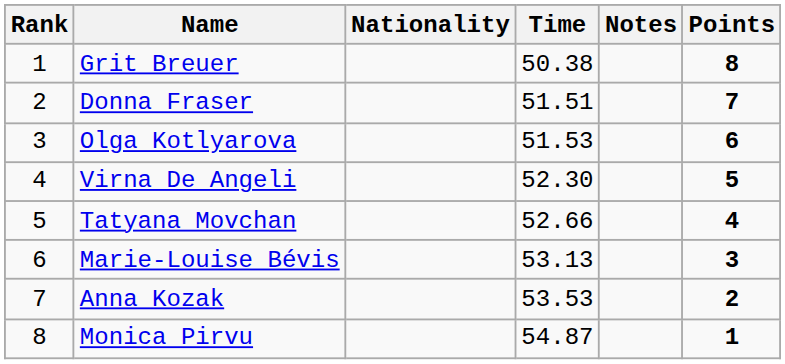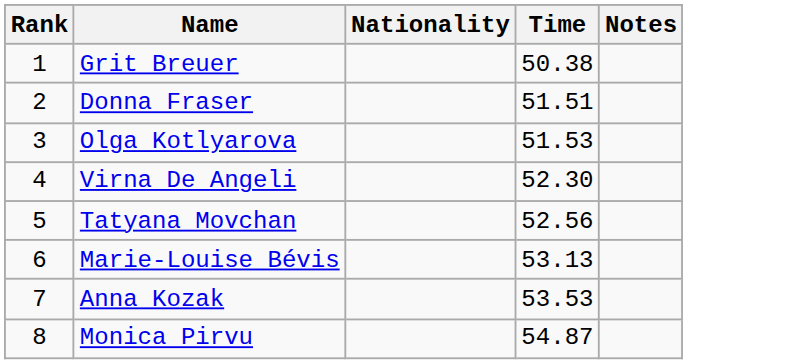- column: (732, 25)
(557, 221) 52.66 -> (557, 221) 52.56
